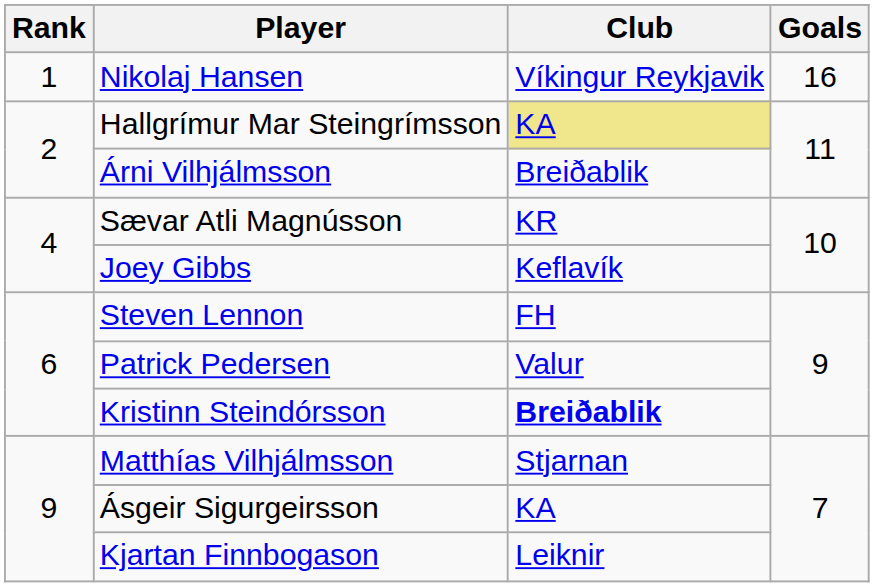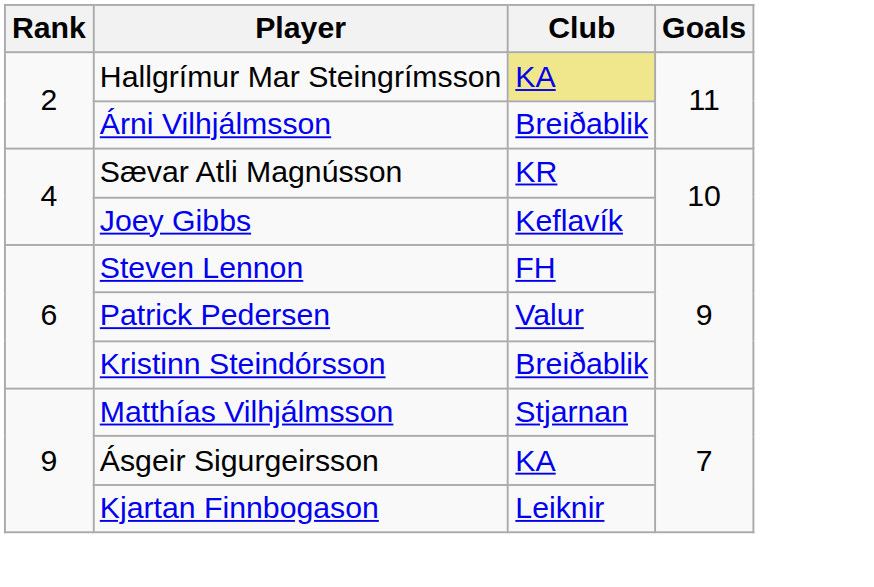- row: (201, 76)
(588, 412) bold -> (582, 364) normal
